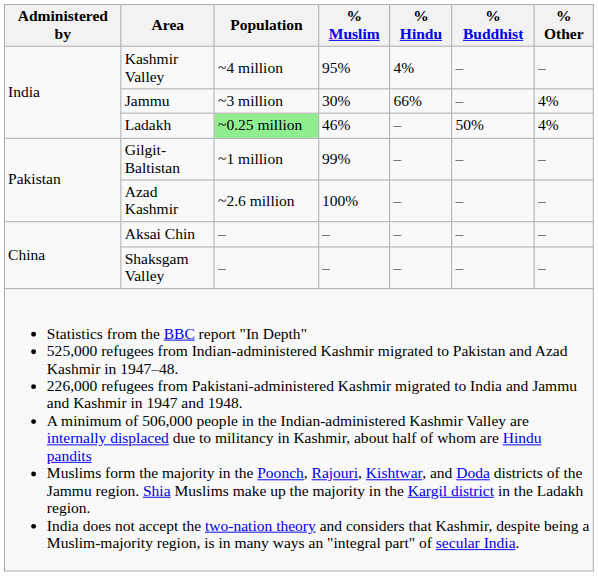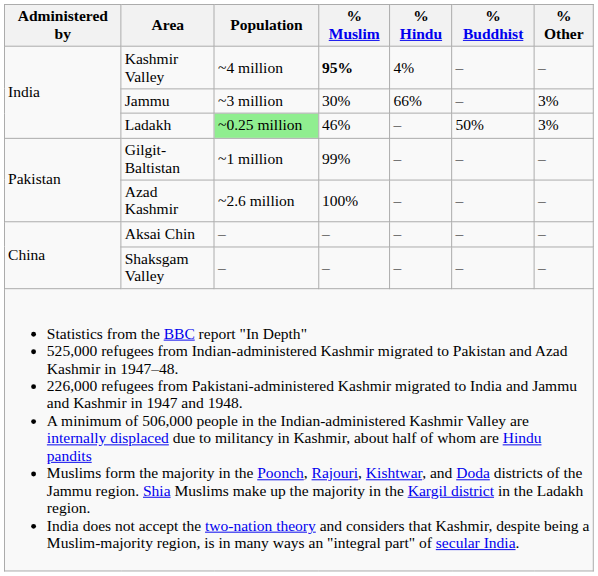(336, 67) normal -> (337, 67) bold
(548, 100) 4% -> (548, 100) 3%
(548, 125) 4% -> (548, 125) 3%
